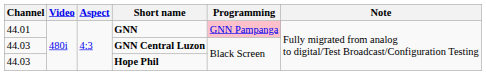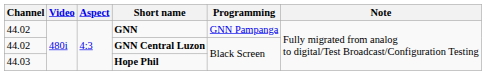(18, 29) 44.01 -> (18, 29) 44.02
(244, 29) pink background -> (244, 29) no background
(18, 45) 44.03 -> (18, 45) 44.02
